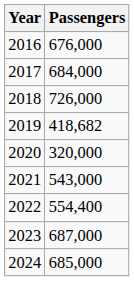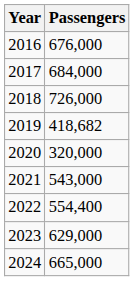(75, 234) 687,000 -> (75, 234) 629,000
(75, 261) 685,000 -> (75, 261) 665,000
